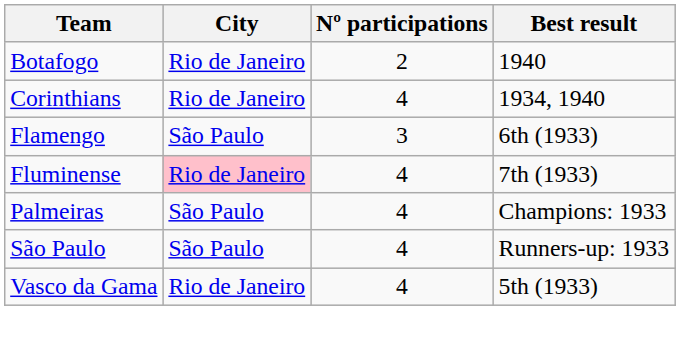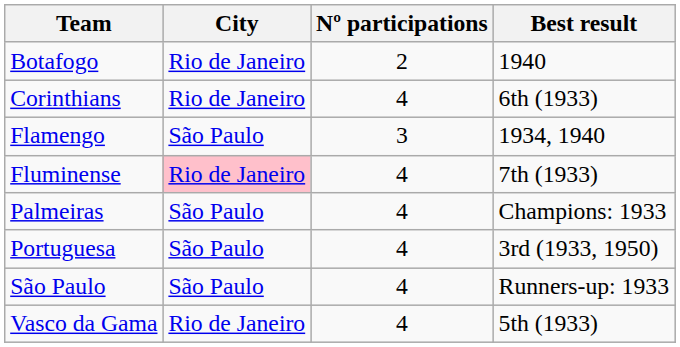(552, 98) 1934, 1940 -> (548, 98) 6th (1933)
(548, 135) 6th (1933) -> (552, 135) 1934, 1940
+ row: (63, 248)
